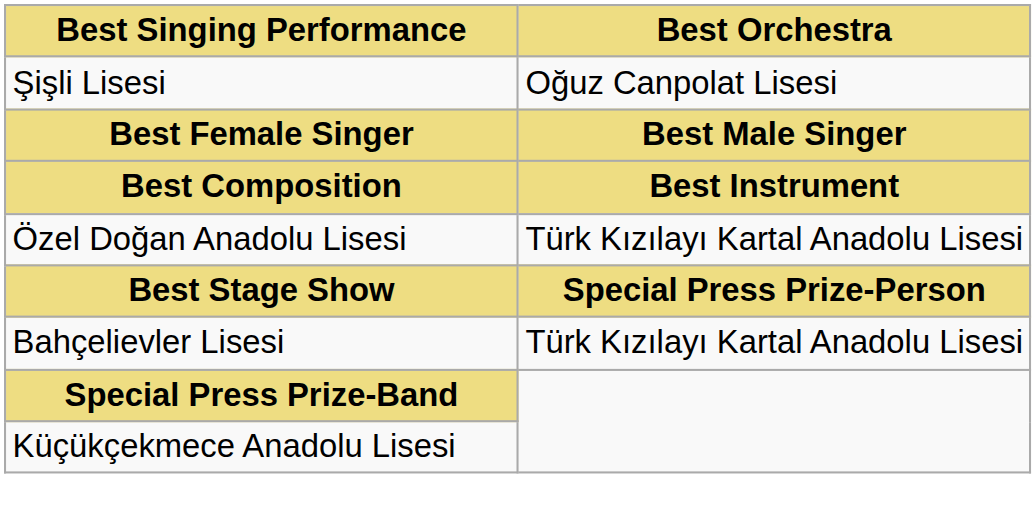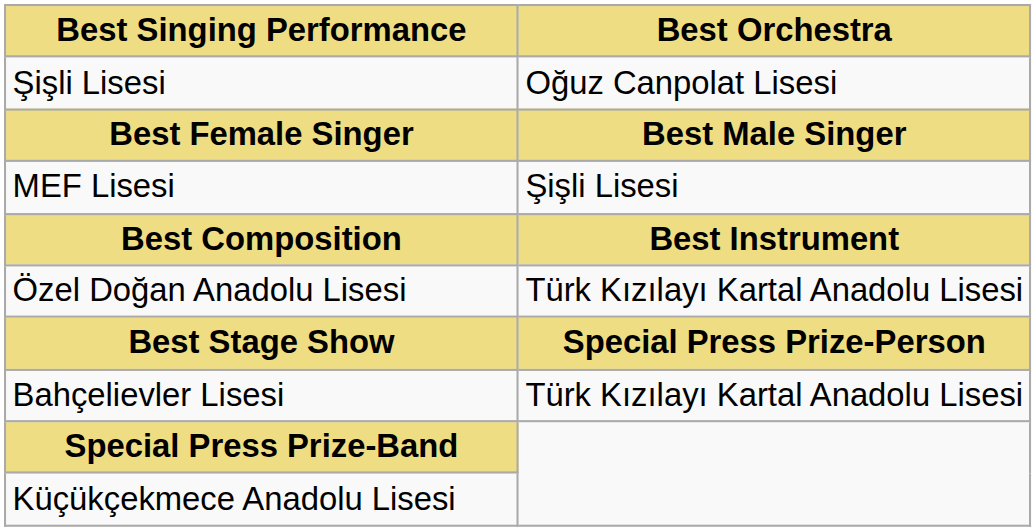+ row: (94, 186)
